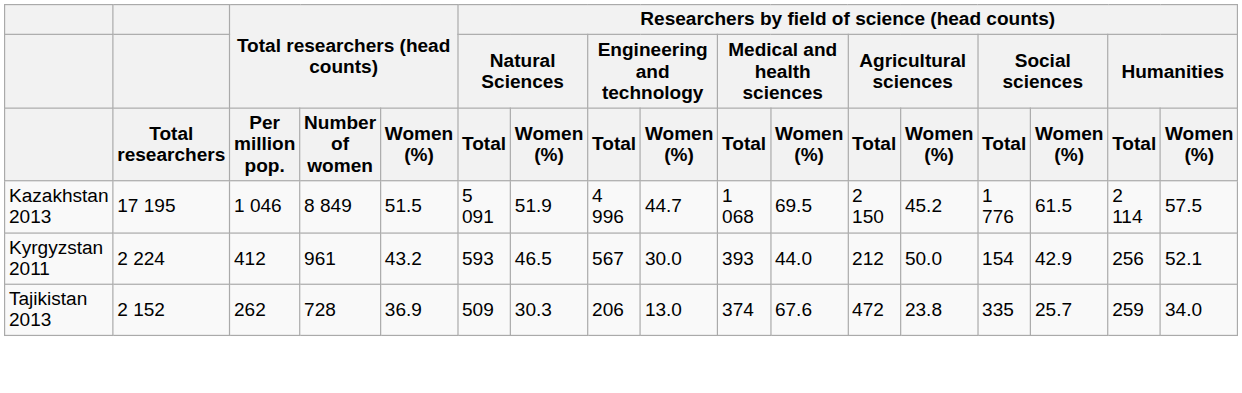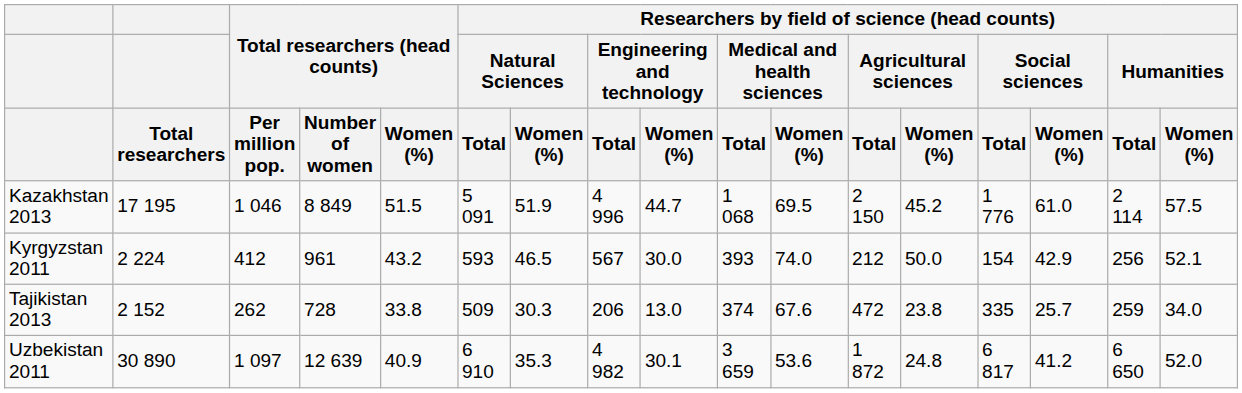(1053, 206) 61.5 -> (1053, 206) 61.0
(793, 258) 44.0 -> (793, 258) 74.0
(403, 309) 36.9 -> (403, 309) 33.8
+ row: (56, 361)
